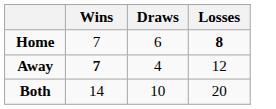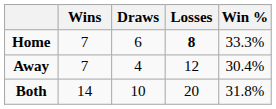+ column: (245, 17)
(97, 67) bold -> (85, 67) normal
